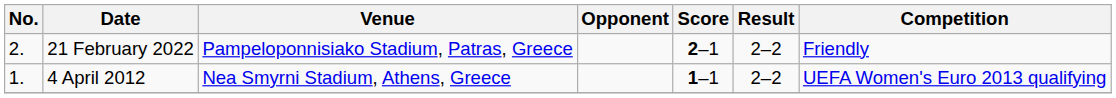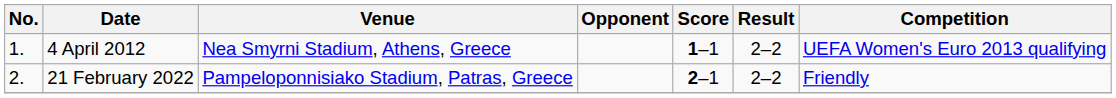rows swapped: (96, 78) <-> (121, 48)
